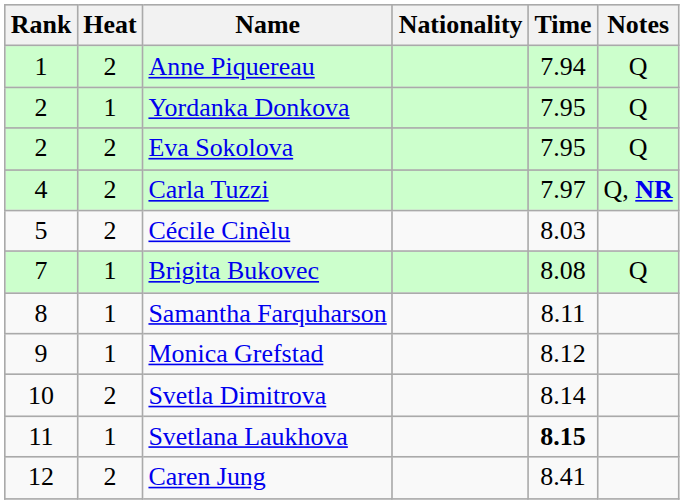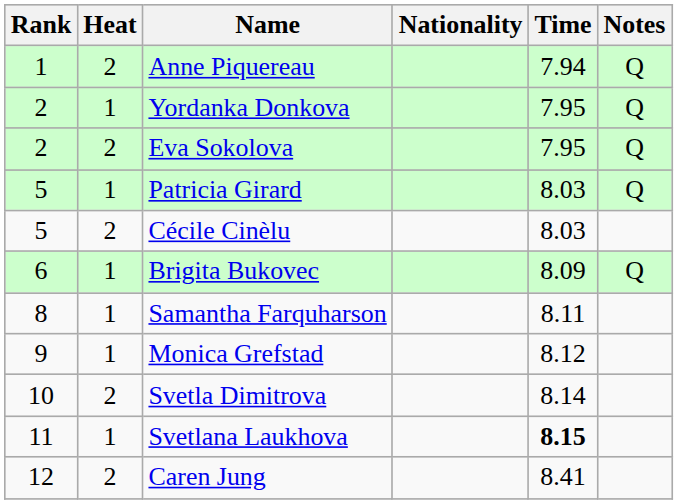- row: (209, 189)
+ row: (225, 189)
(41, 271) 7 -> (41, 271) 6
(563, 271) 8.08 -> (563, 271) 8.09
